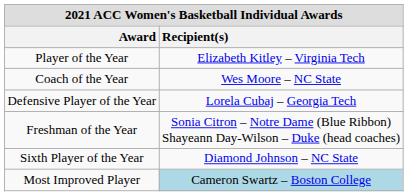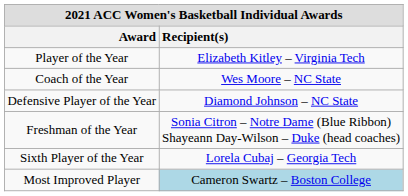(281, 101) Lorela Cubaj – Georgia Tech -> (281, 101) Diamond Johnson – NC State
(281, 159) Diamond Johnson – NC State -> (281, 159) Lorela Cubaj – Georgia Tech
